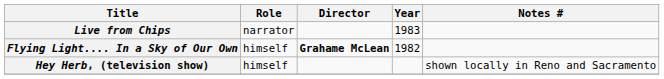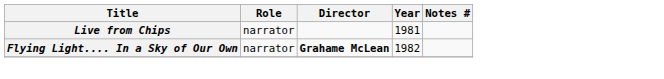(407, 30) 1983 -> (407, 30) 1981
(266, 48) himself -> (269, 48) narrator
- row: (122, 65)
